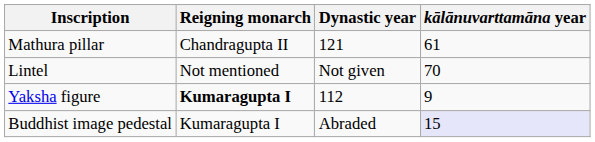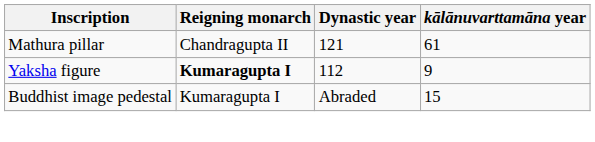- row: (28, 70)
(432, 123) lavender background -> (432, 96) no background
